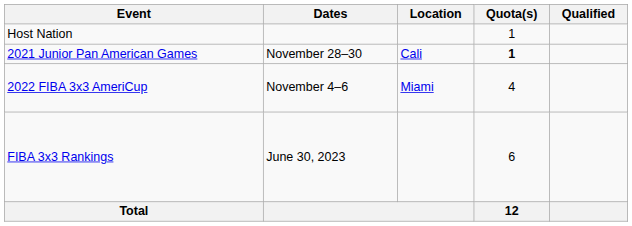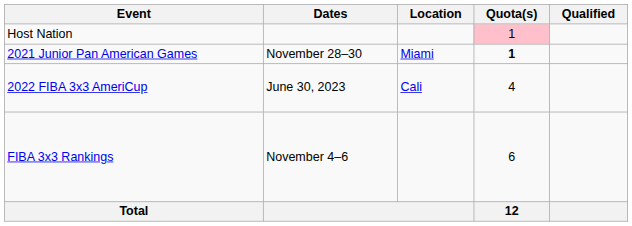(512, 34) no background -> (512, 34) pink background
(411, 53) Cali -> (417, 53) Miami
(307, 87) November 4–6 -> (306, 87) June 30, 2023
(417, 87) Miami -> (411, 87) Cali
(306, 156) June 30, 2023 -> (307, 156) November 4–6
